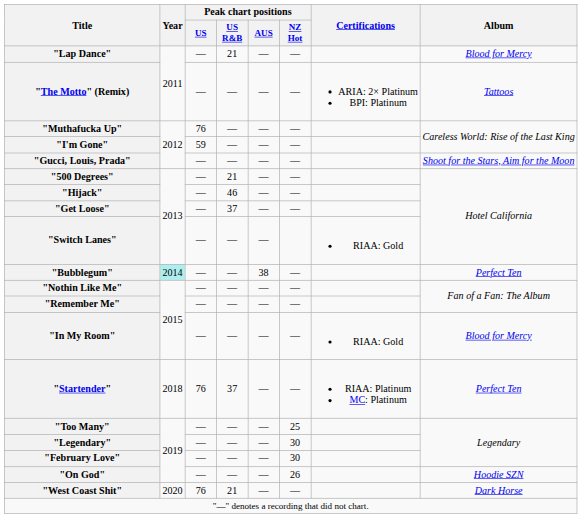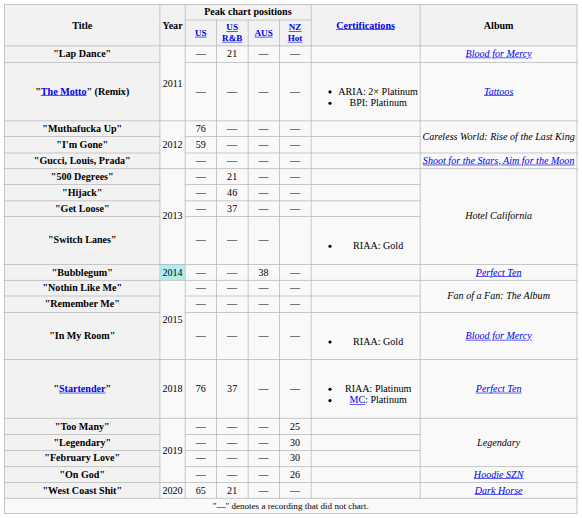(201, 490) 76 -> (201, 490) 65
